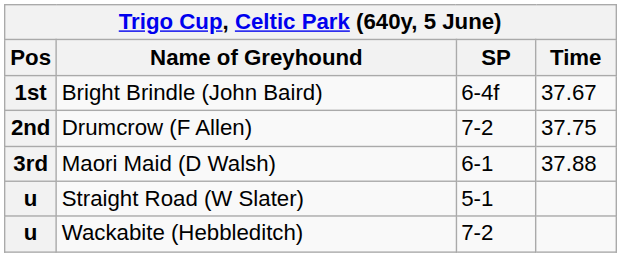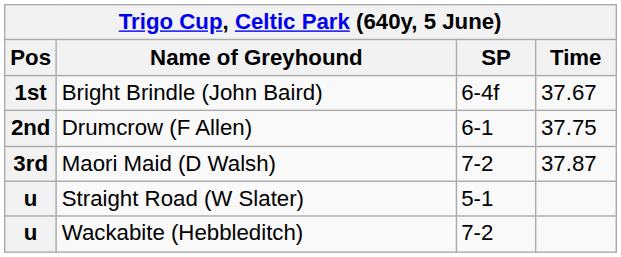(477, 127) 7-2 -> (477, 127) 6-1
(477, 163) 6-1 -> (477, 163) 7-2
(569, 163) 37.88 -> (569, 163) 37.87
